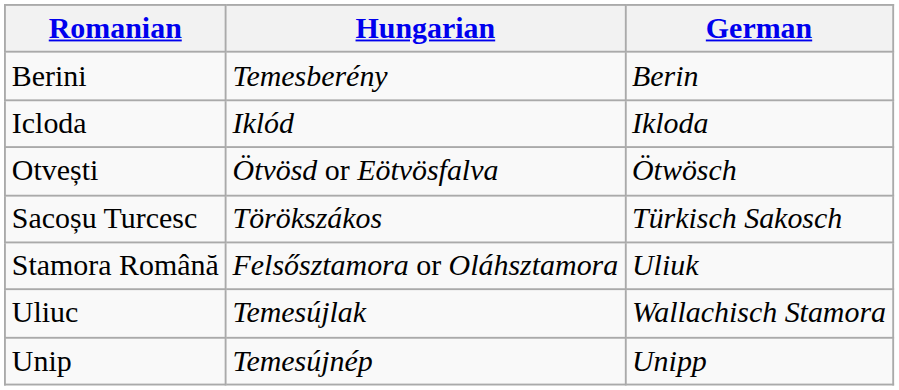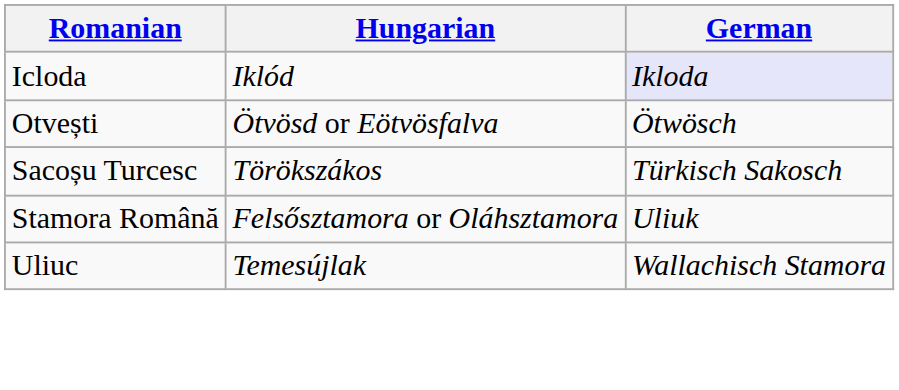- row: (49, 75)
(670, 123) no background -> (670, 75) lavender background
- row: (42, 360)
